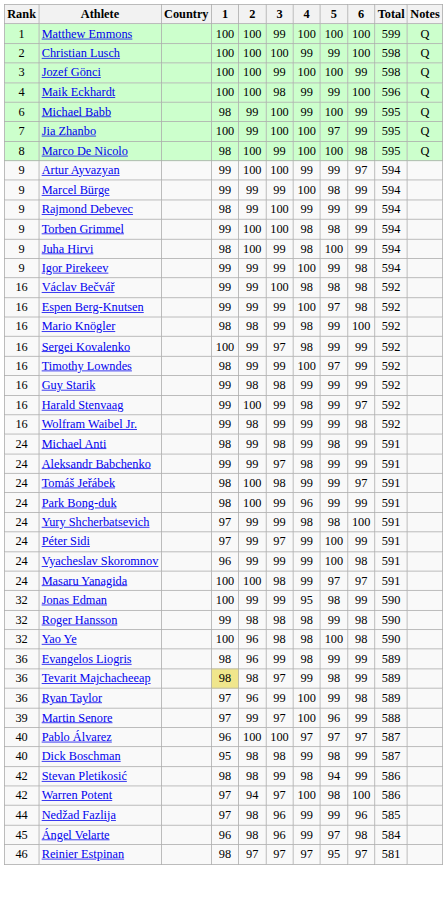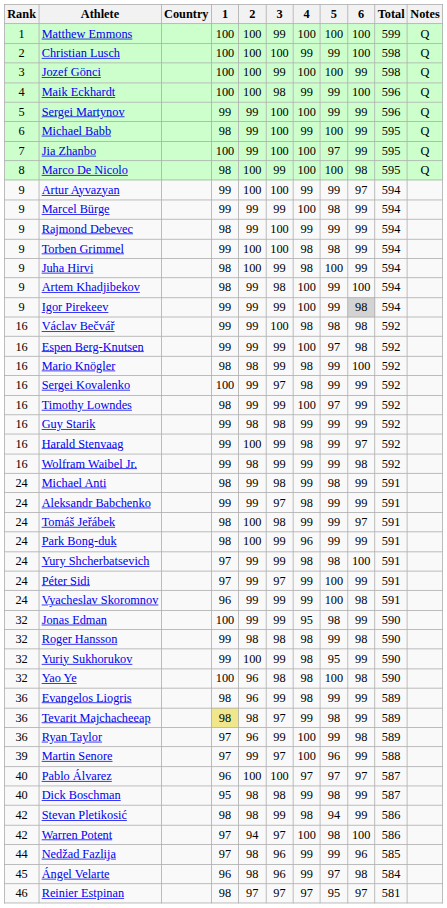+ row: (83, 111)
+ row: (91, 287)
(361, 268) no background -> (361, 307) lightgrey background
- row: (84, 580)
+ row: (87, 659)
